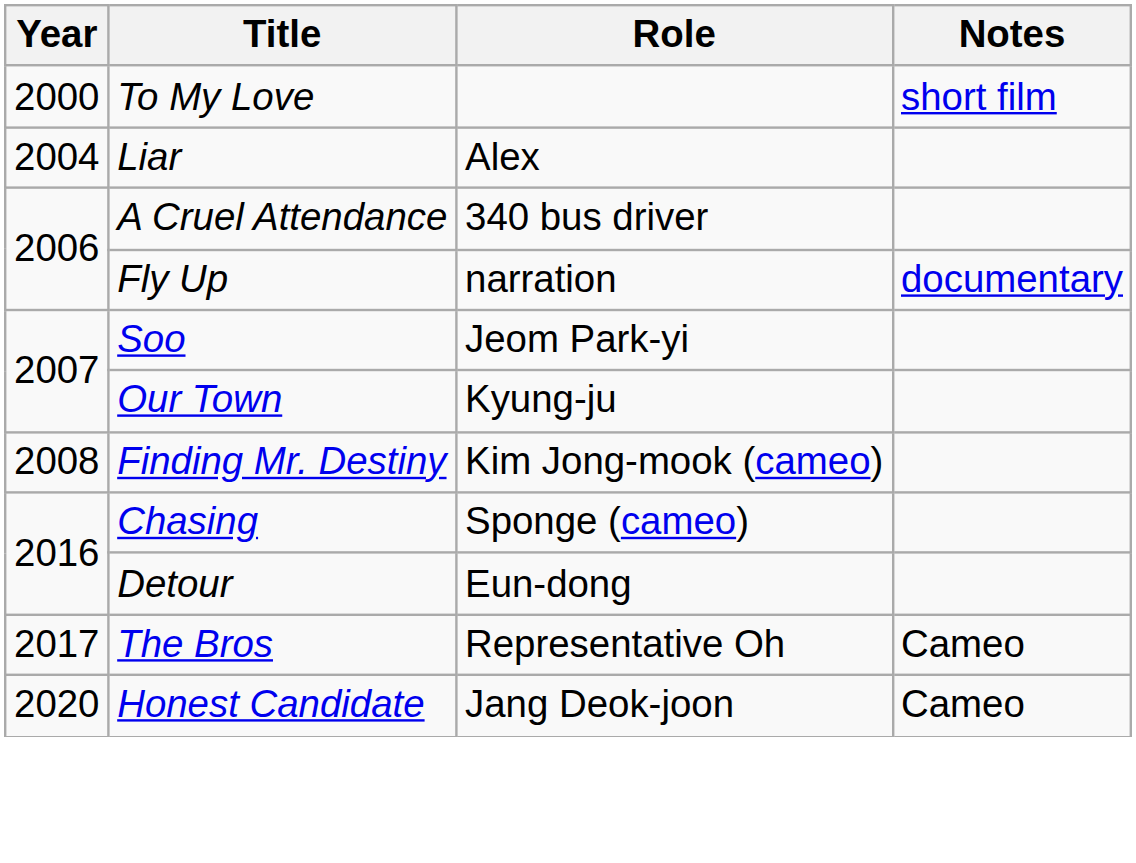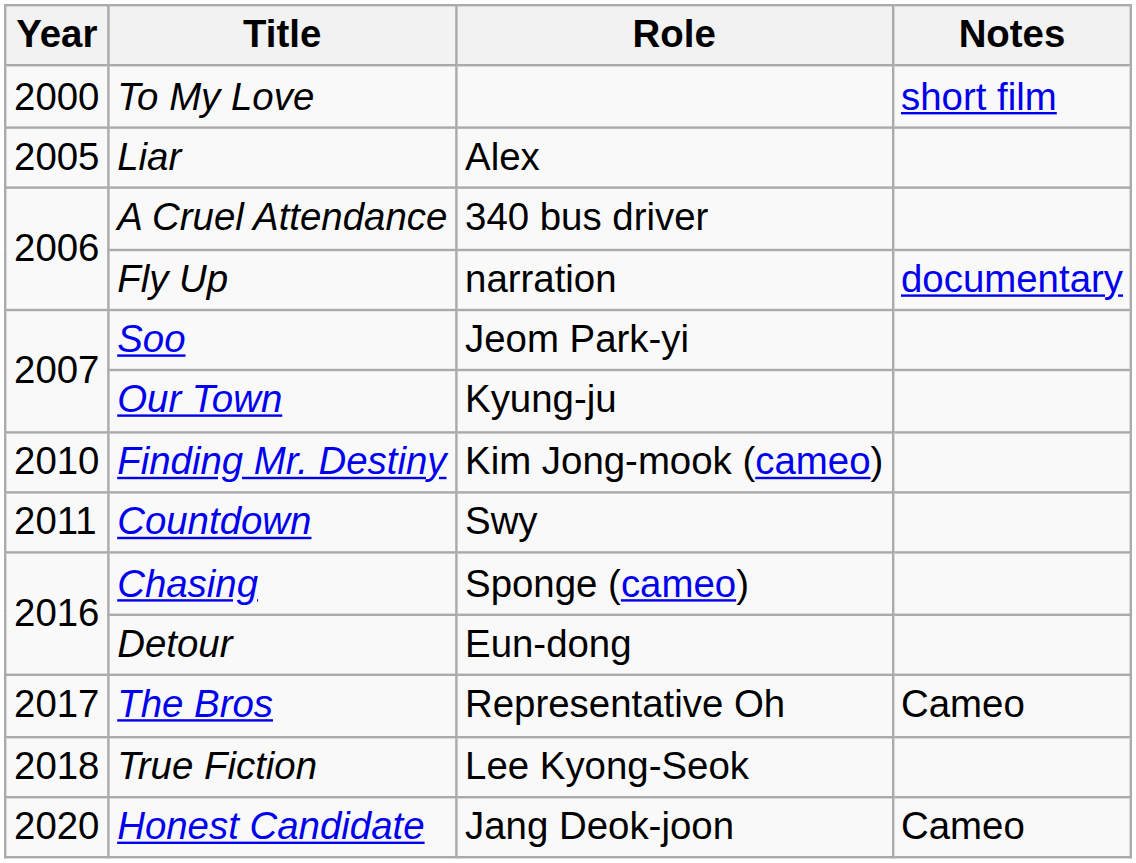(57, 156) 2004 -> (57, 156) 2005
(57, 461) 2008 -> (57, 461) 2010
+ row: (214, 522)
+ row: (217, 765)
